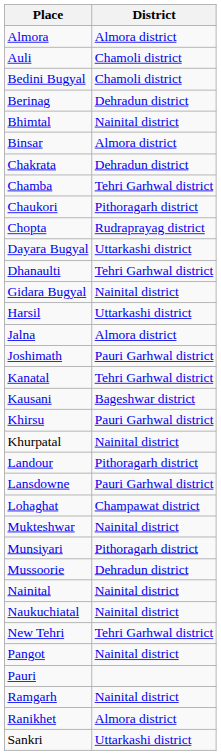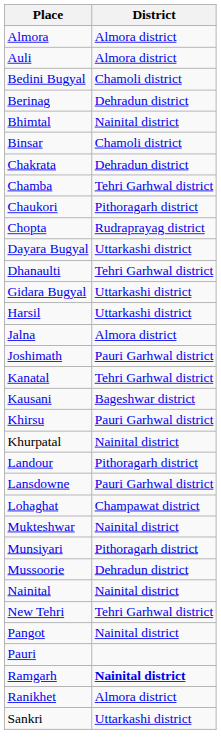(138, 57) Chamoli district -> (136, 57) Almora district
(136, 143) Almora district -> (138, 143) Chamoli district
(137, 292) Nainital district -> (143, 292) Uttarkashi district
- row: (43, 611)
(137, 697) normal -> (140, 675) bold
